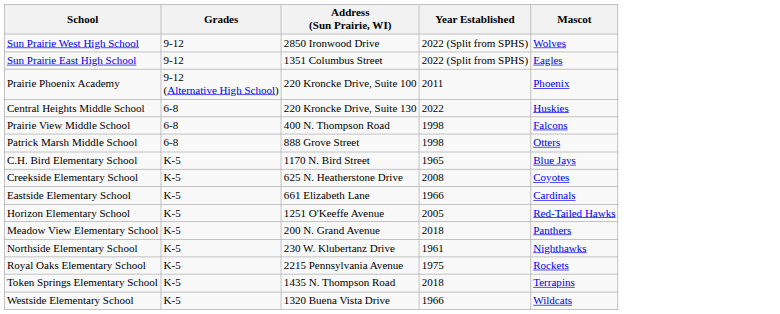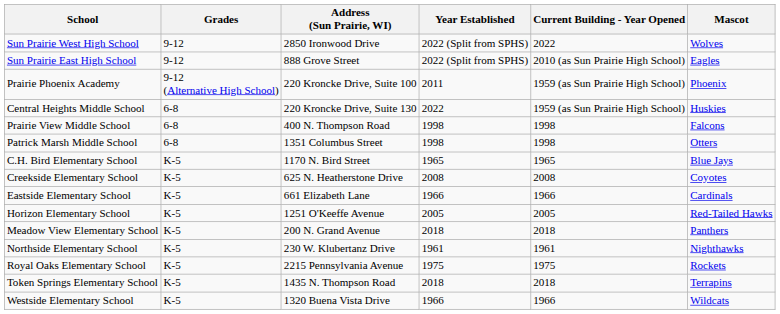+ column: (609, 19)
(333, 60) 1351 Columbus Street -> (322, 60) 888 Grove Street
(322, 143) 888 Grove Street -> (333, 143) 1351 Columbus Street
